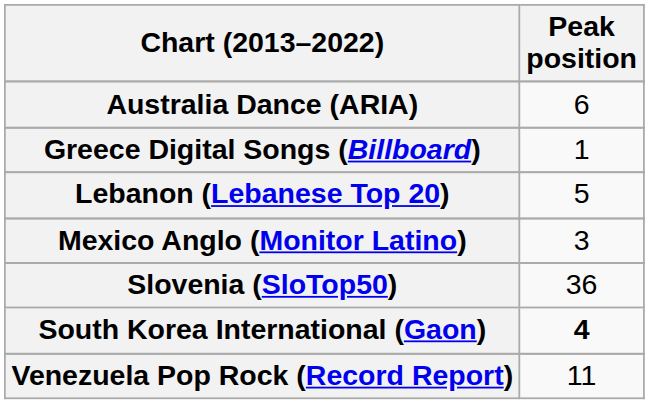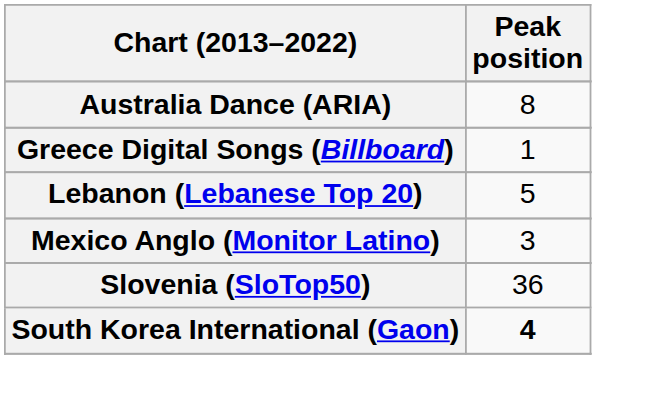(582, 104) 6 -> (528, 104) 8
- row: (262, 375)
